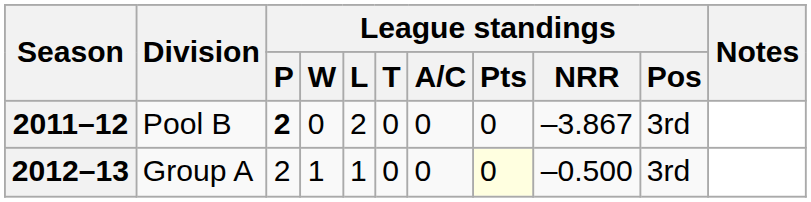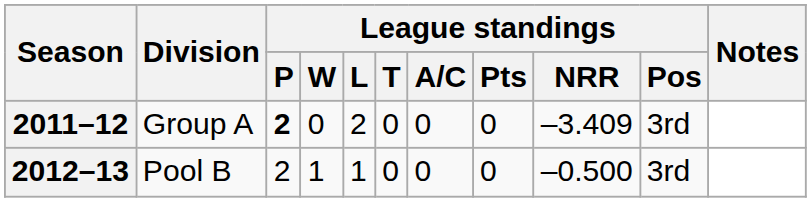(187, 123) Pool B -> (198, 123) Group A
(587, 123) –3.867 -> (587, 123) –3.409
(198, 171) Group A -> (187, 171) Pool B
(488, 171) lightyellow background -> (488, 171) no background
